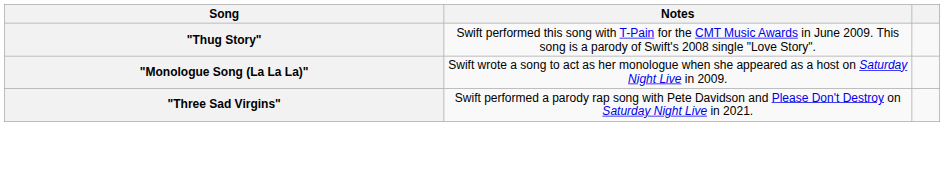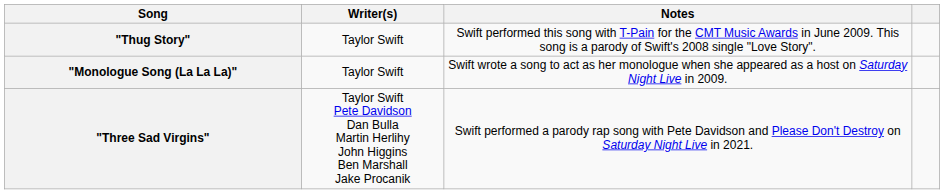+ column: (373, 14)
